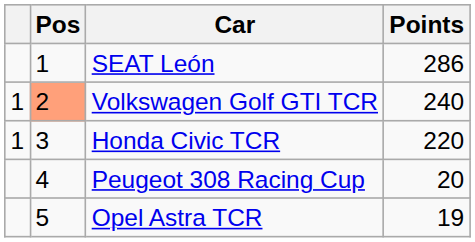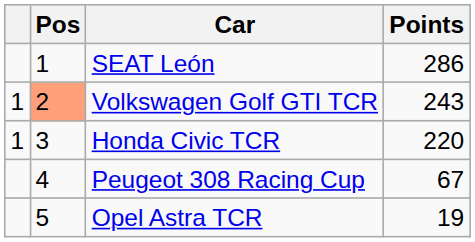(444, 102) 240 -> (444, 102) 243
(450, 179) 20 -> (450, 179) 67
